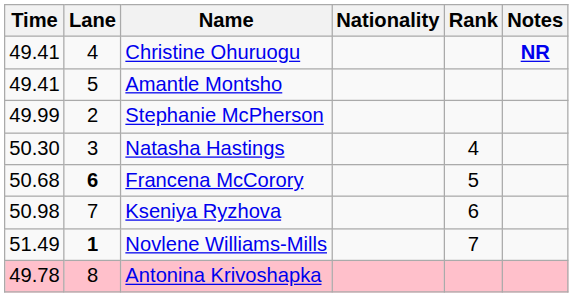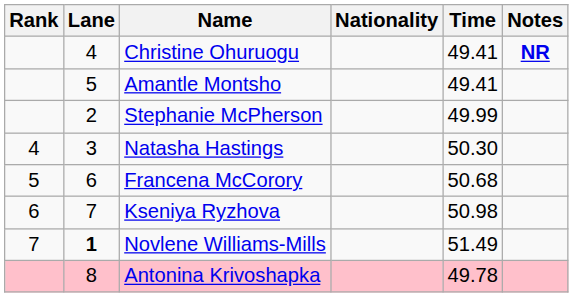columns swapped: (473, 20) <-> (34, 20)
(93, 180) bold -> (91, 180) normal
